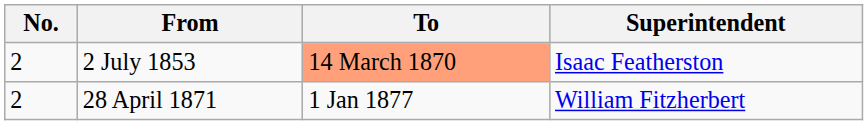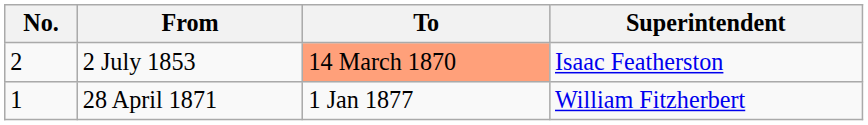(16, 100) 2 -> (16, 100) 1
